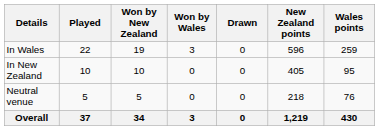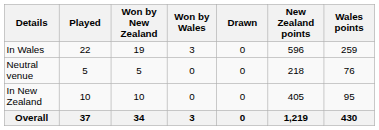rows swapped: (24, 70) <-> (22, 97)
